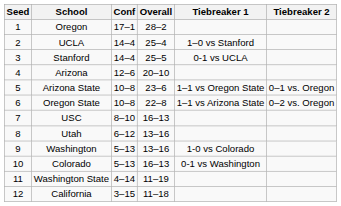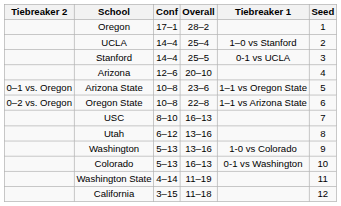columns swapped: (18, 12) <-> (302, 12)
